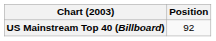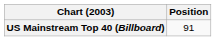(189, 28) 92 -> (189, 28) 91
